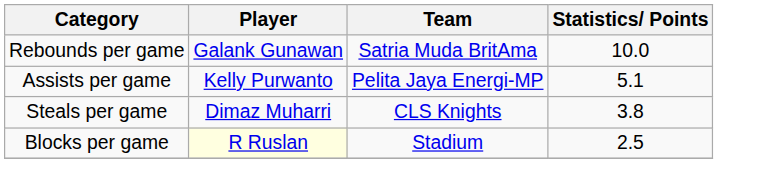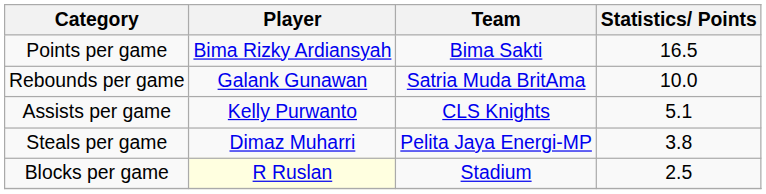+ row: (97, 50)
(448, 81) Pelita Jaya Energi-MP -> (496, 111) CLS Knights
(448, 111) CLS Knights -> (496, 142) Pelita Jaya Energi-MP
